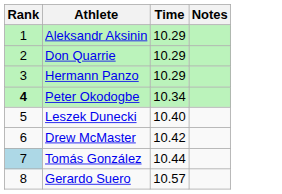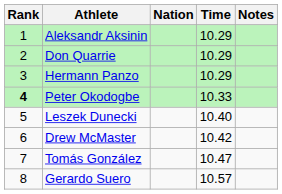+ column: (173, 14)
(170, 96) 10.34 -> (216, 96) 10.33
(23, 158) lightblue background -> (23, 158) no background
(170, 158) 10.44 -> (216, 158) 10.47
